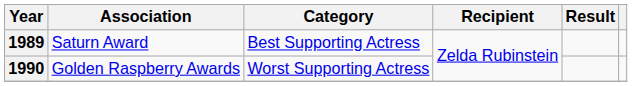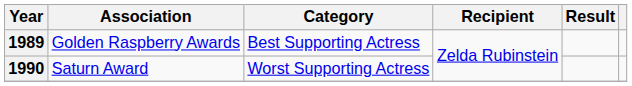(100, 42) Saturn Award -> (146, 42) Golden Raspberry Awards
(146, 68) Golden Raspberry Awards -> (100, 68) Saturn Award
